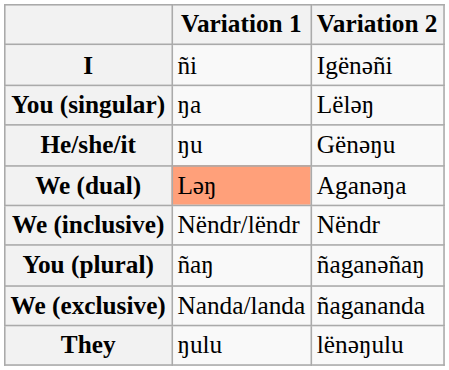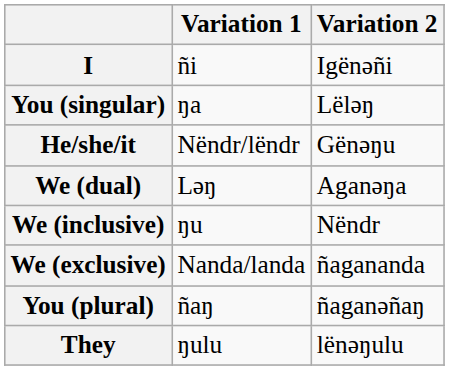(190, 144) ŋu -> (239, 144) Nëndr/lëndr
(197, 184) lightsalmon background -> (197, 184) no background
(239, 225) Nëndr/lëndr -> (190, 225) ŋu
rows swapped: (88, 305) <-> (88, 265)
